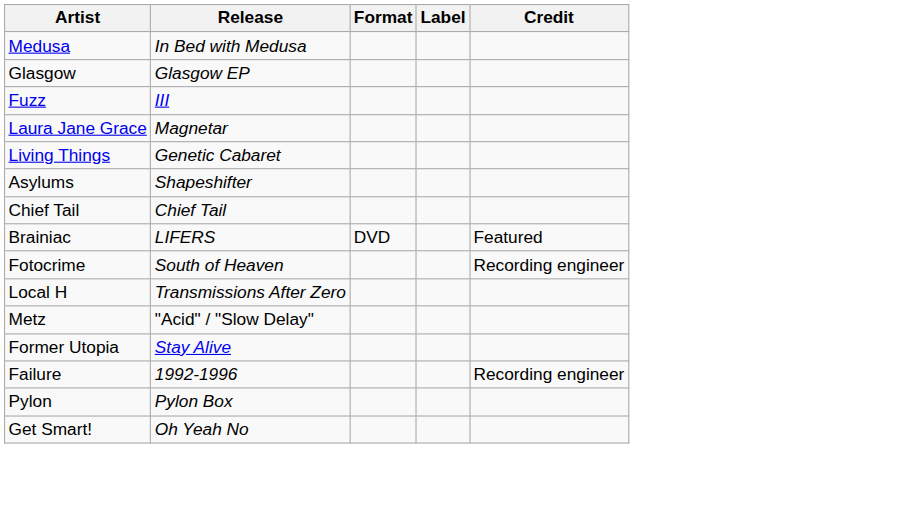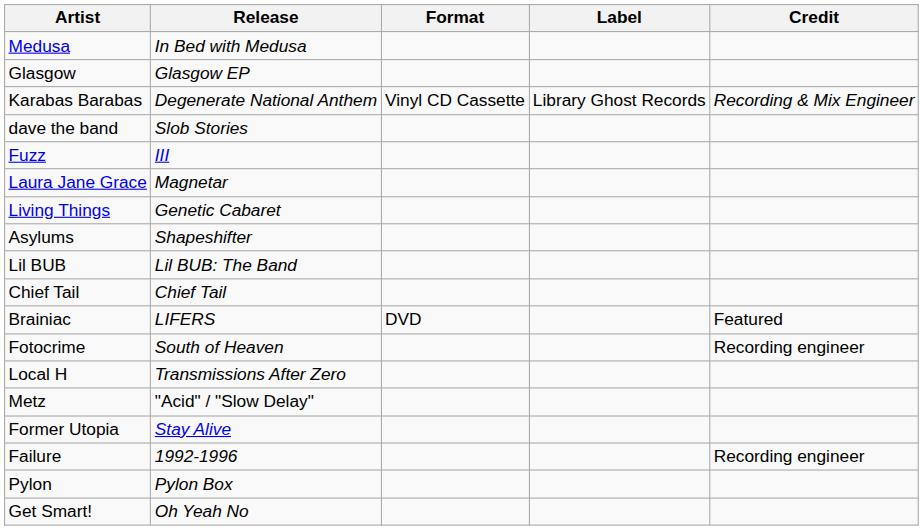+ row: (75, 100)
+ row: (63, 127)
+ row: (37, 264)
